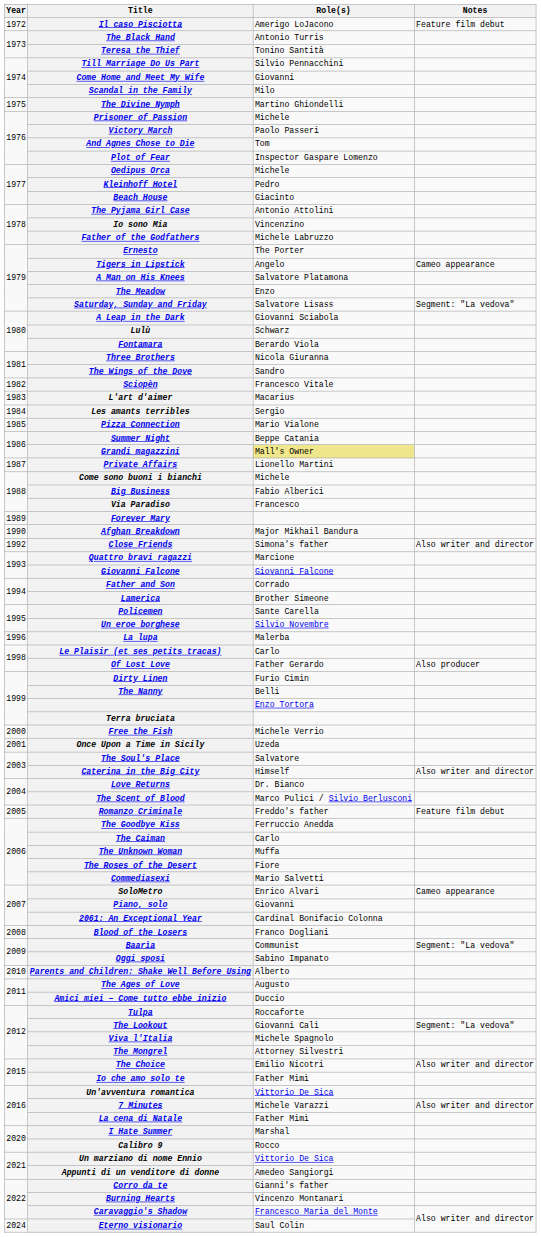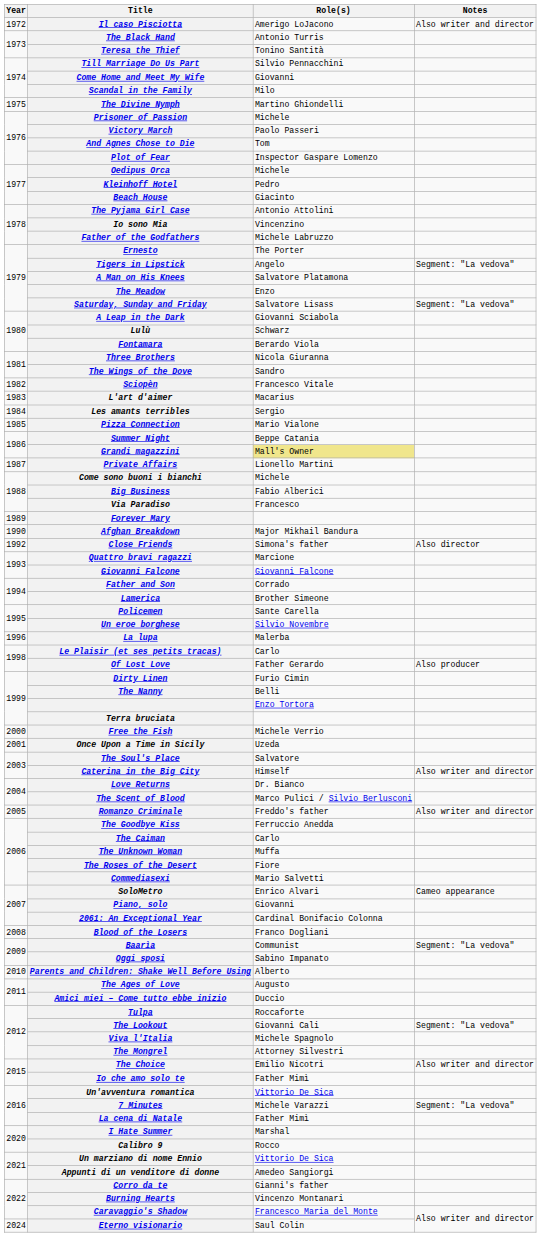(460, 24) Feature film debut -> (475, 24) Also writer and director
(455, 265) Cameo appearance -> (465, 265) Segment: "La vedova"
(475, 545) Also writer and director -> (448, 545) Also director
(460, 812) Feature film debut -> (475, 812) Also writer and director
(475, 1106) Also writer and director -> (465, 1106) Segment: "La vedova"
